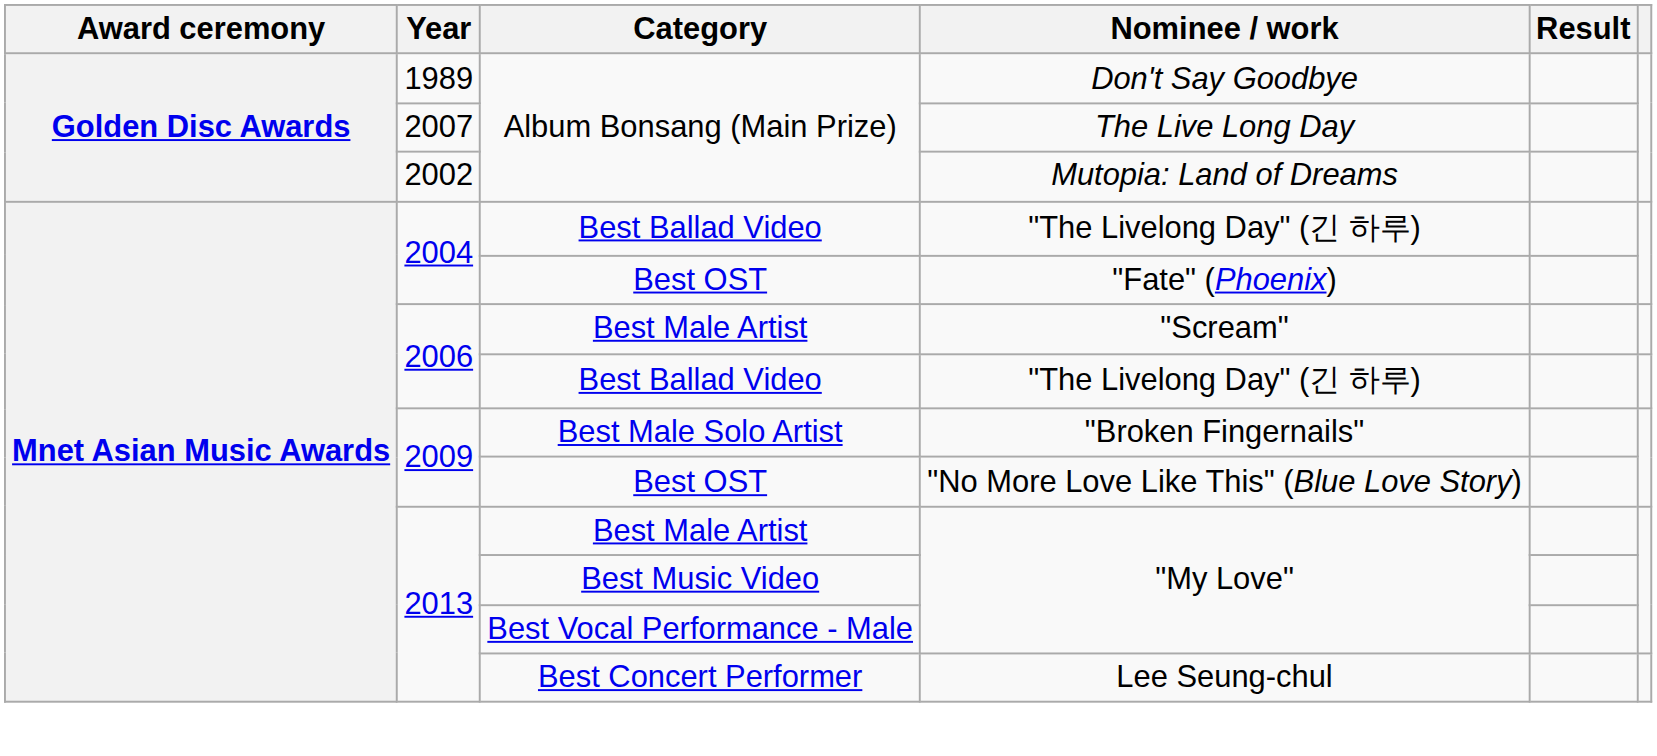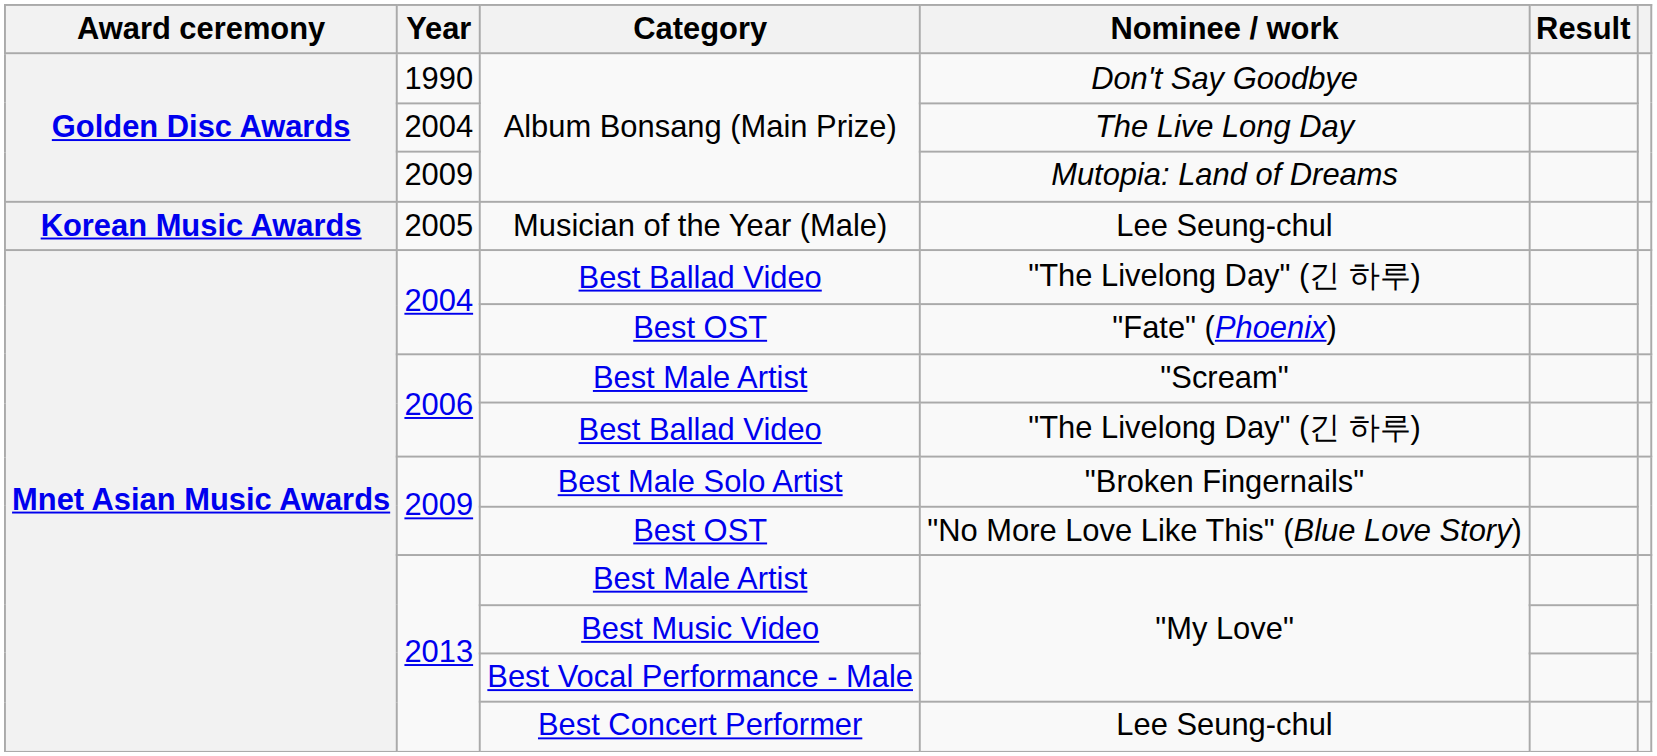(439, 77) 1989 -> (439, 77) 1990
(439, 126) 2007 -> (439, 126) 2004
(439, 175) 2002 -> (439, 175) 2009
+ row: (700, 224)
